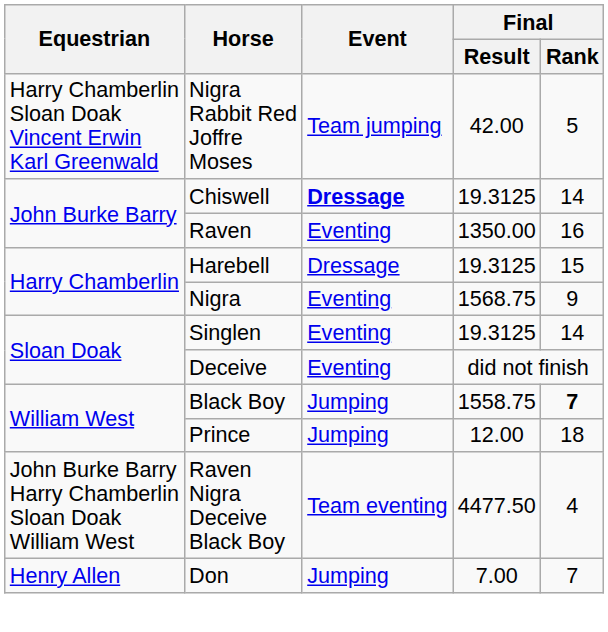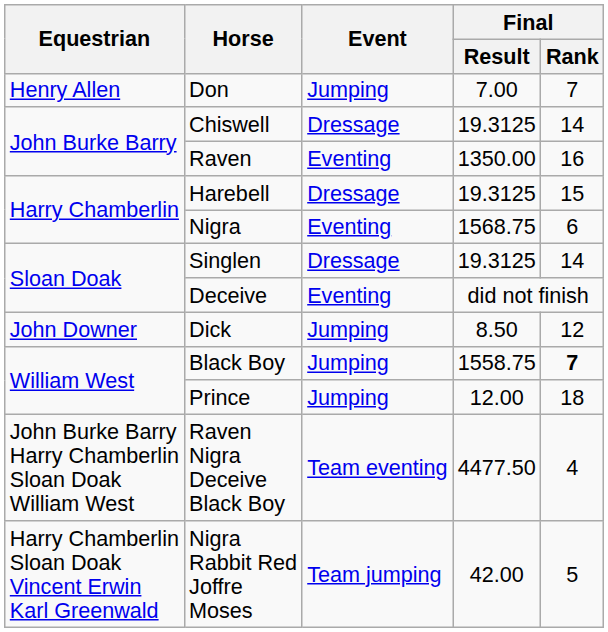rows swapped: (209, 576) <-> (243, 126)
(356, 197) bold -> (353, 125) normal
(572, 299) 9 -> (572, 227) 6
(349, 333) Eventing -> (353, 261) Dressage
+ row: (210, 329)
